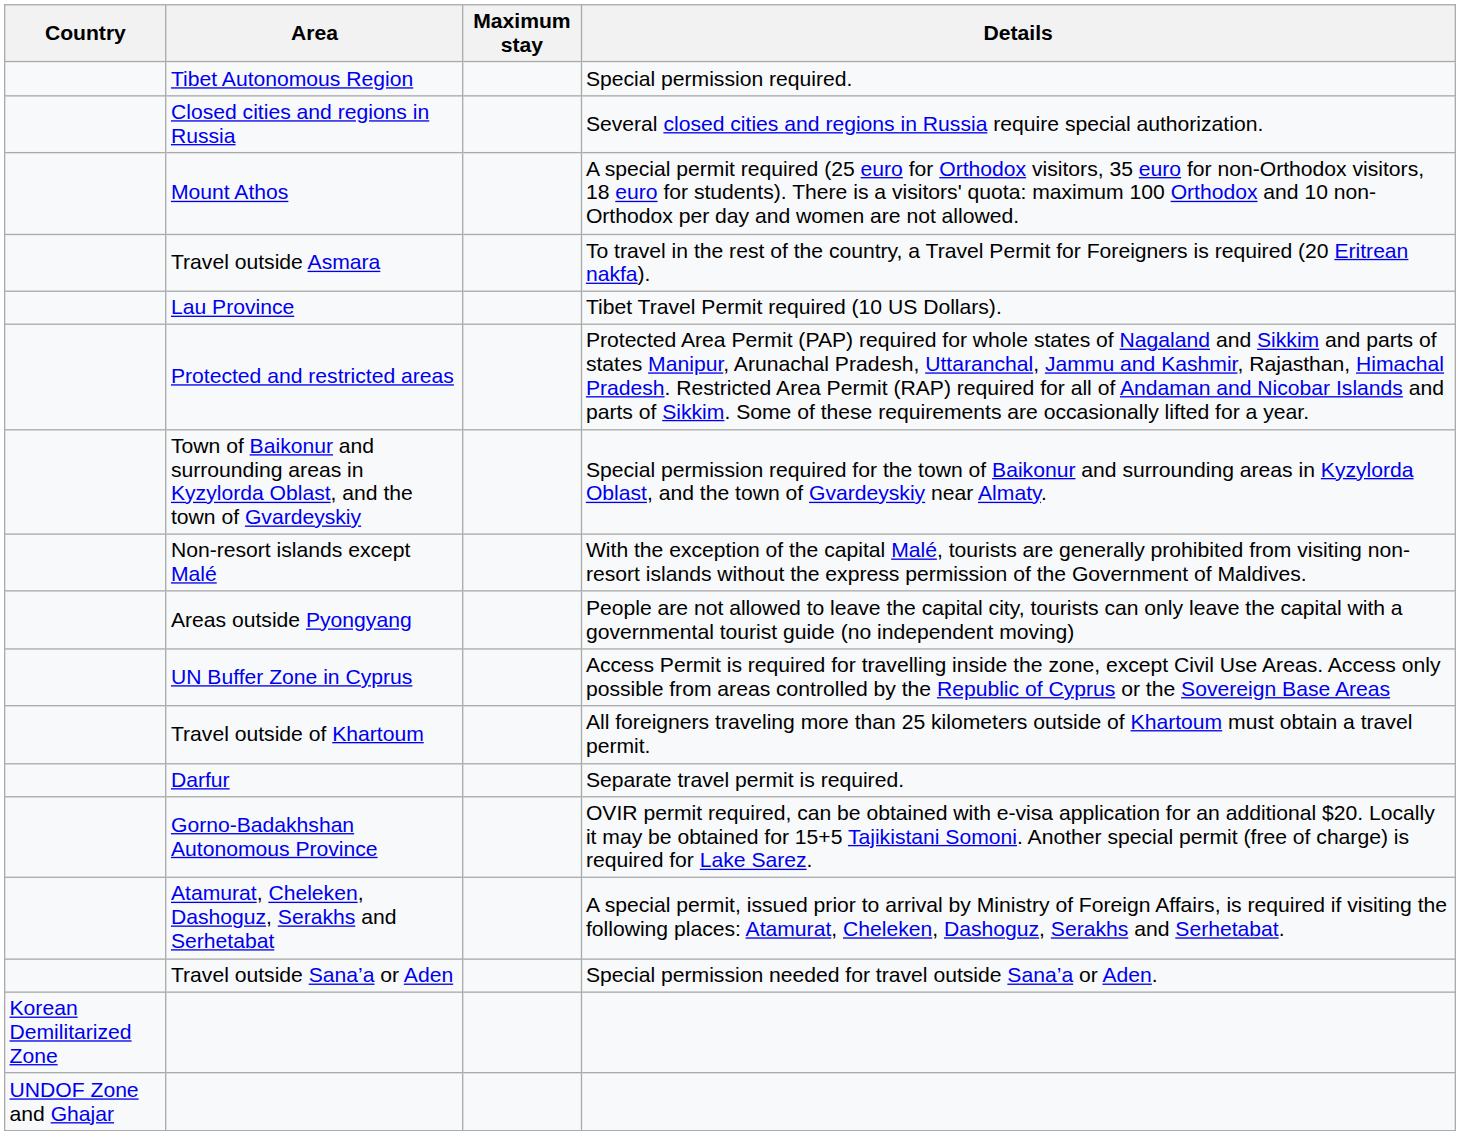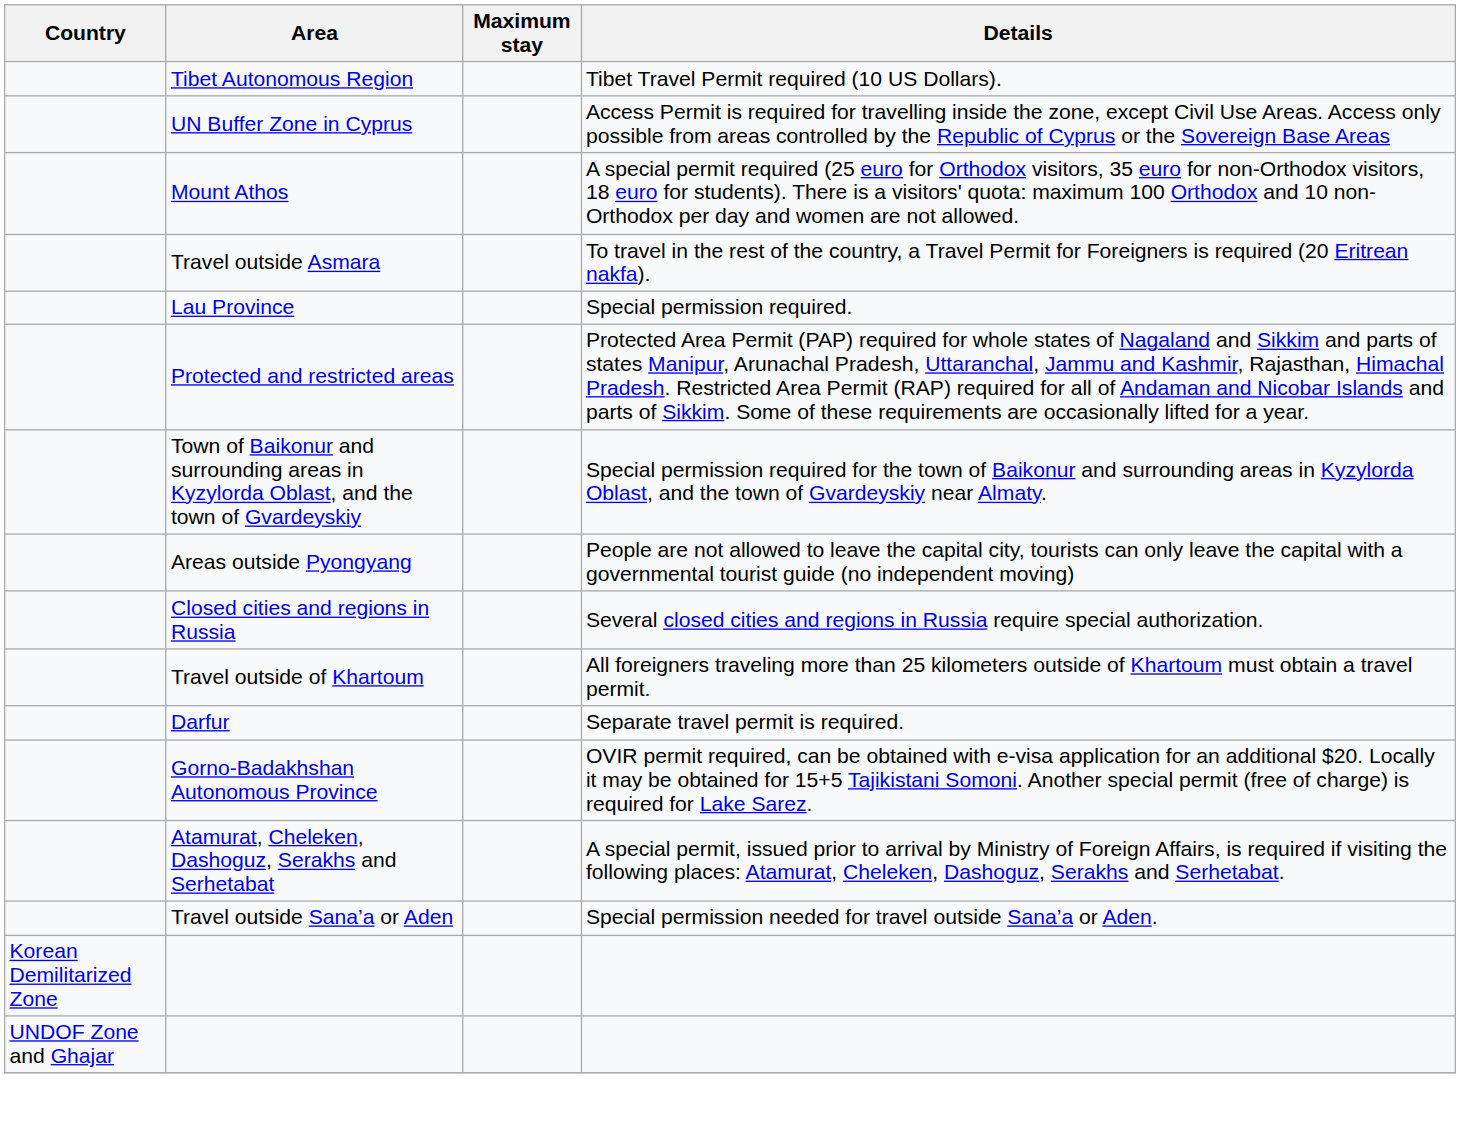(719, 78) Special permission required. -> (794, 78) Tibet Travel Permit required (10 US Dollars).
rows swapped: (85, 677) <-> (85, 124)
(794, 307) Tibet Travel Permit required (10 US Dollars). -> (719, 307) Special permission required.
- row: (85, 563)
